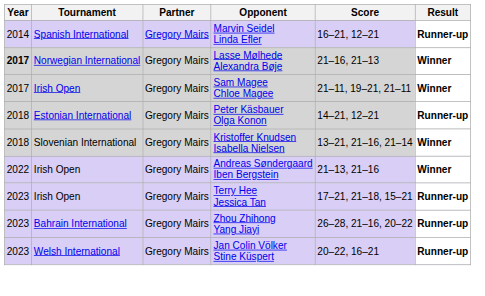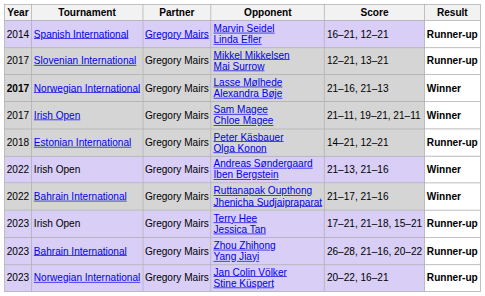+ row: (252, 61)
- row: (255, 143)
+ row: (268, 197)
(77, 251) Welsh International -> (87, 278) Norwegian International
